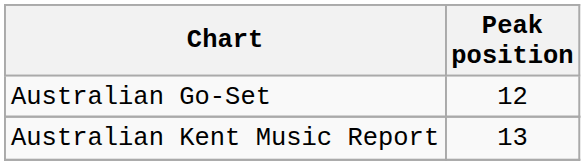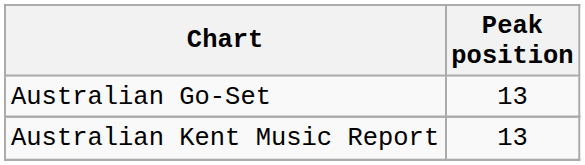(512, 97) 12 -> (512, 97) 13
